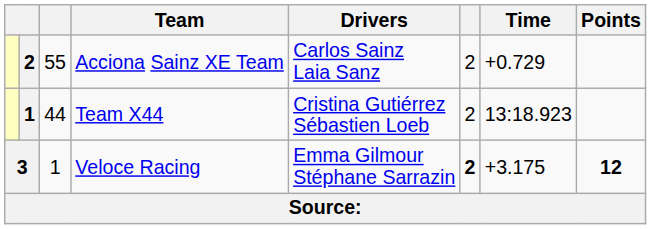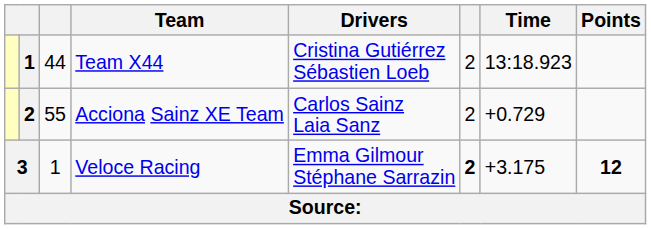rows swapped: (119, 114) <-> (180, 61)
